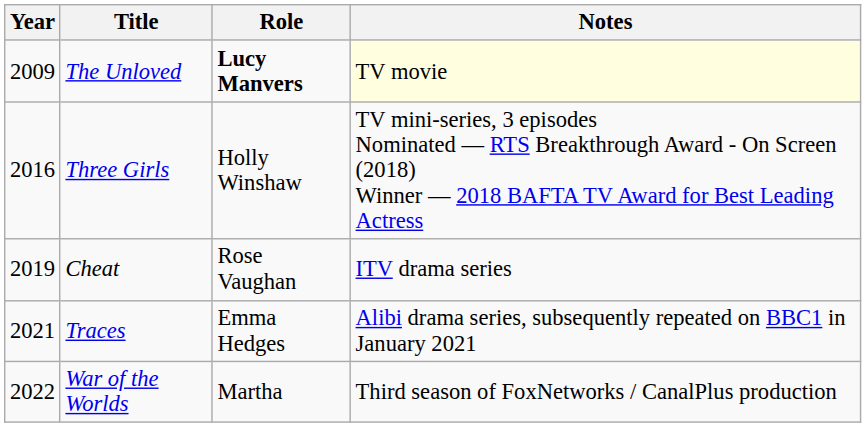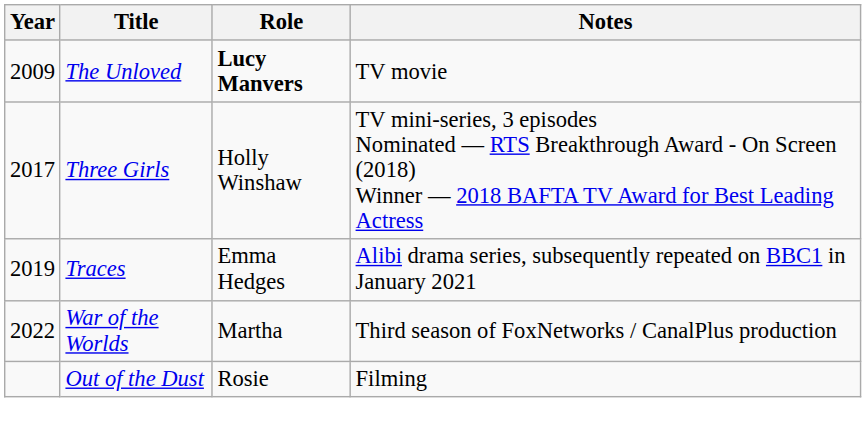(401, 70) lightyellow background -> (401, 70) no background
(32, 170) 2016 -> (32, 170) 2017
- row: (92, 269)
(32, 330) 2021 -> (32, 269) 2019
+ row: (135, 378)
